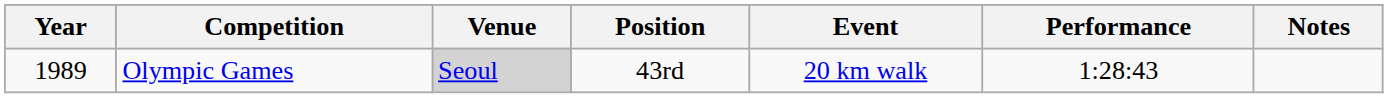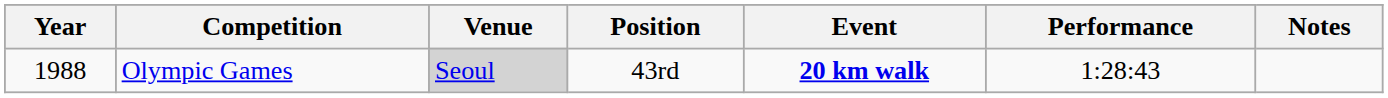(61, 69) 1989 -> (60, 69) 1988
(865, 69) normal -> (864, 69) bold
